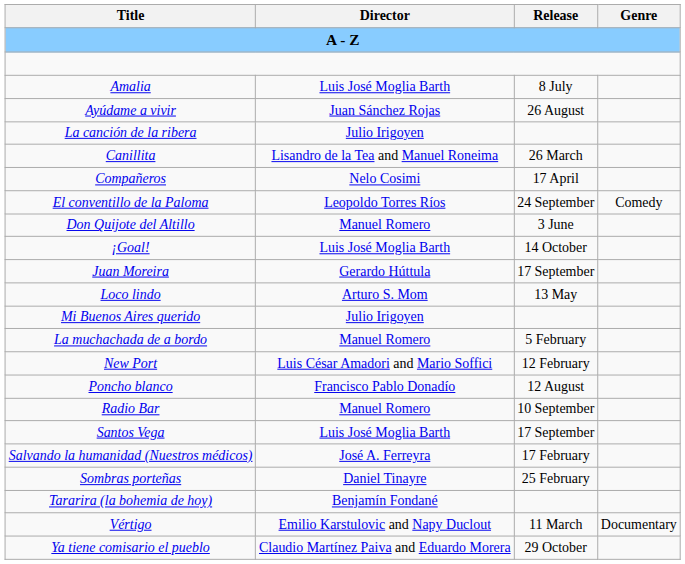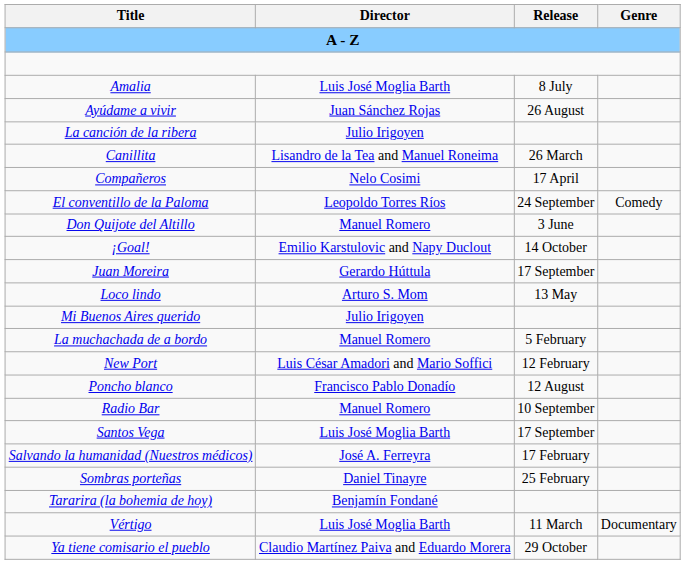(385, 248) Luis José Moglia Barth -> (385, 248) Emilio Karstulovic and Napy Duclout
(385, 524) Emilio Karstulovic and Napy Duclout -> (385, 524) Luis José Moglia Barth
